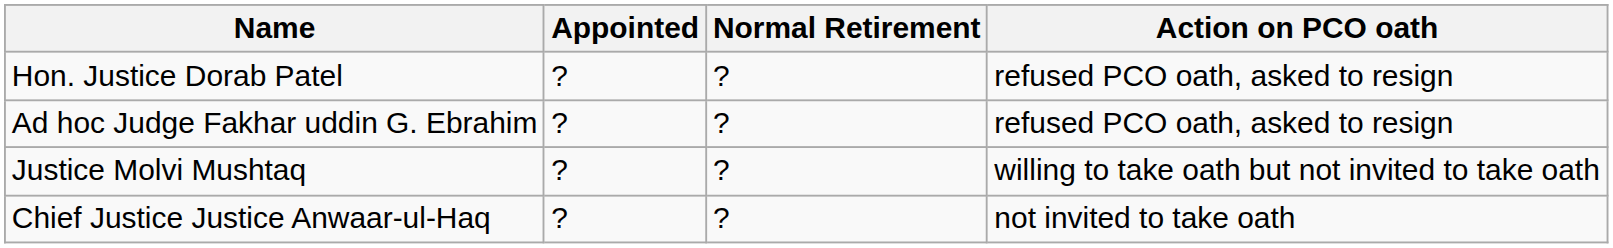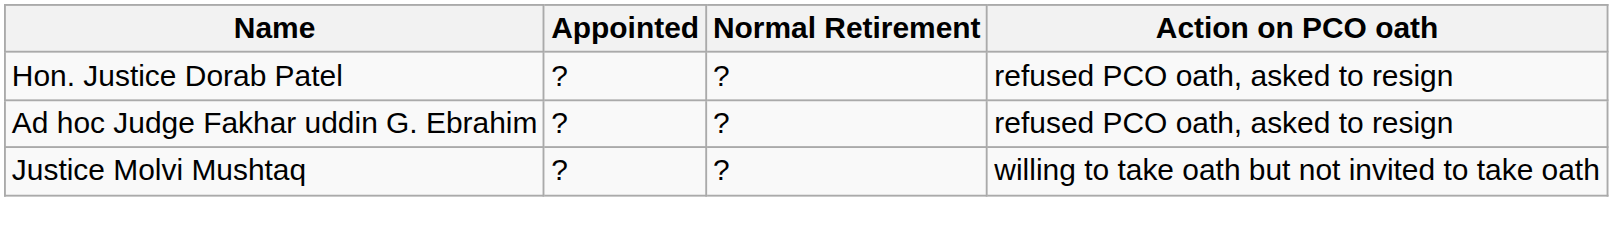- row: (251, 218)
